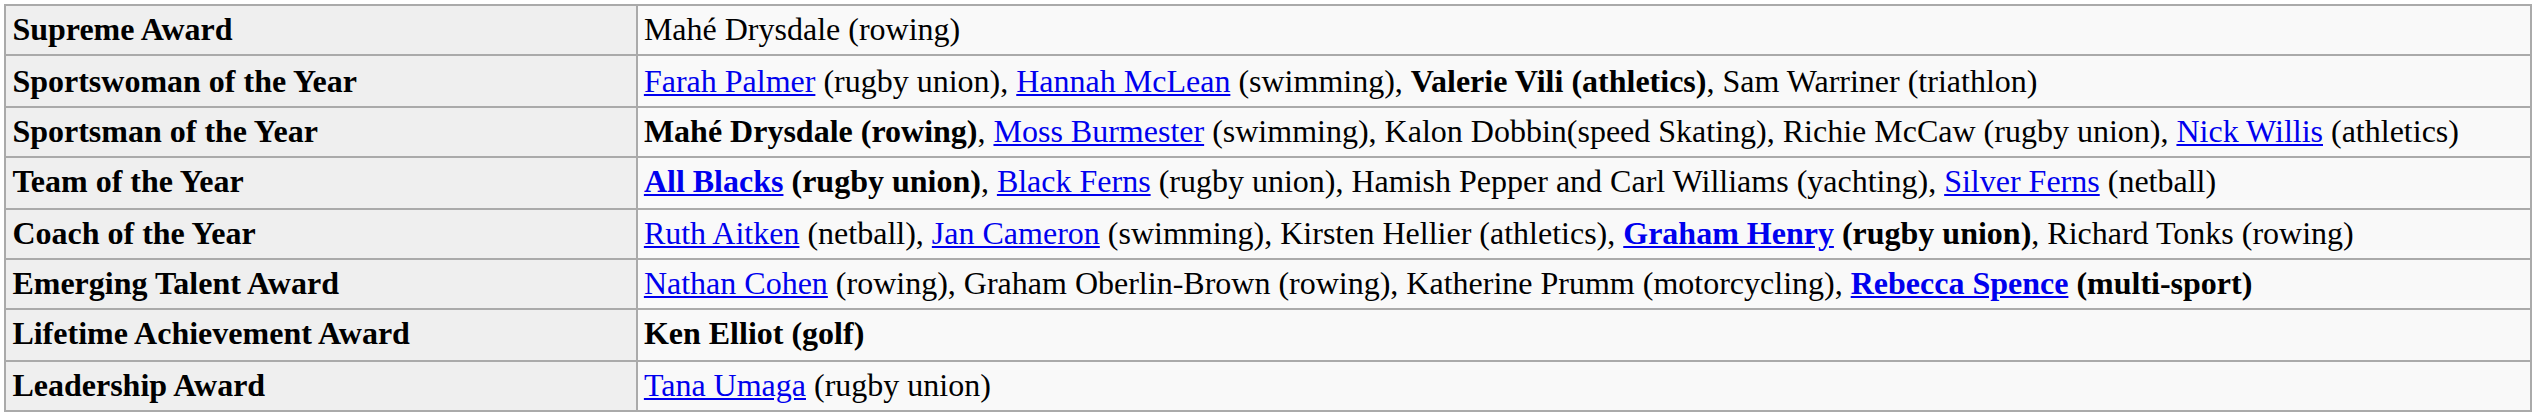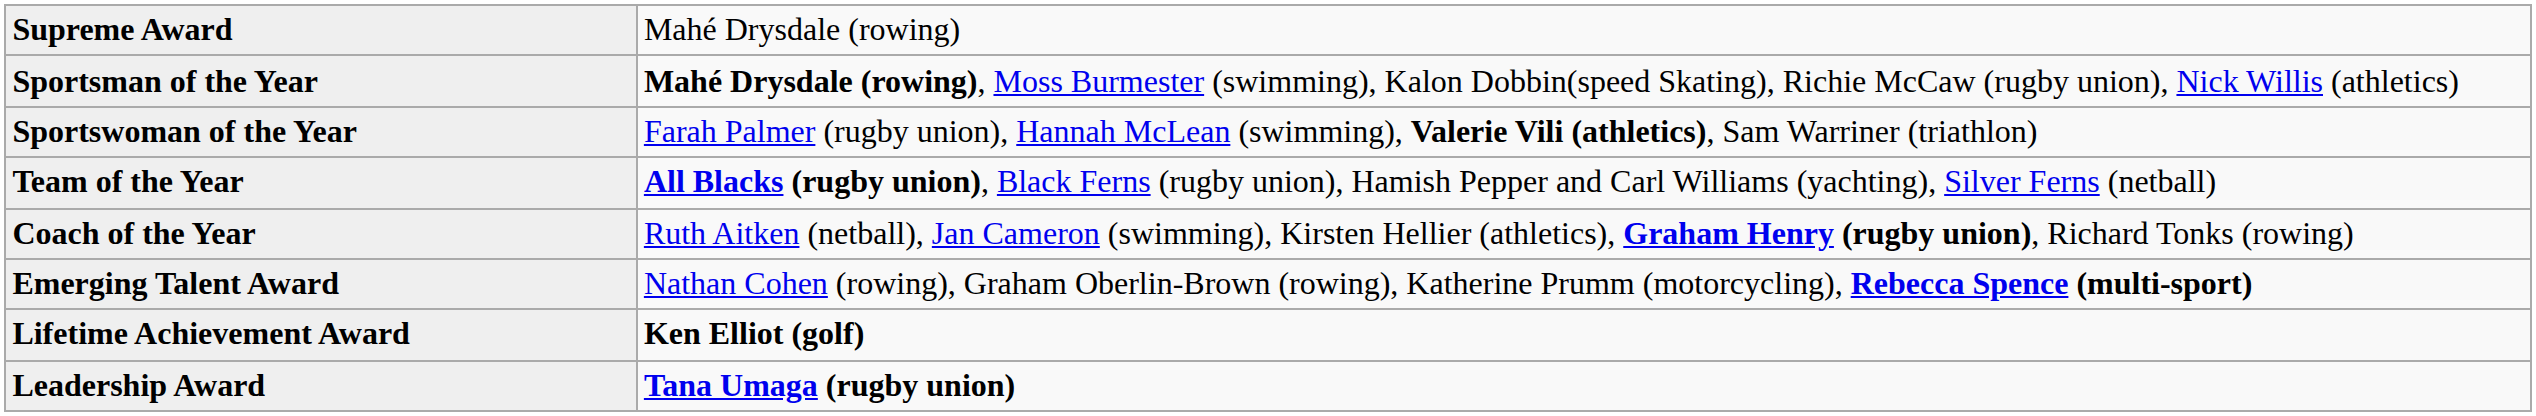rows swapped: (165, 131) <-> (185, 80)
(817, 385) normal -> (830, 385) bold
